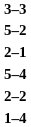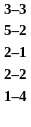- row: (15, 74)
